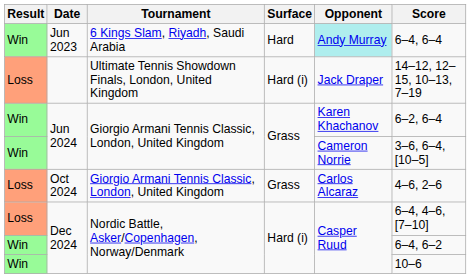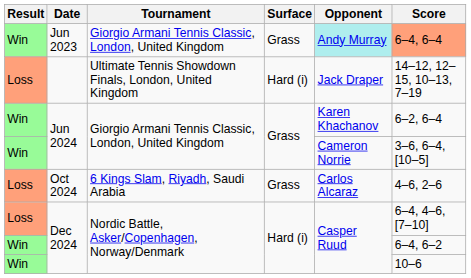(167, 40) 6 Kings Slam, Riyadh, Saudi Arabia -> (172, 40) Giorgio Armani Tennis Classic, London, United Kingdom
(281, 40) Hard -> (284, 40) Grass
(418, 40) no background -> (418, 40) lightsalmon background
(172, 185) Giorgio Armani Tennis Classic, London, United Kingdom -> (167, 185) 6 Kings Slam, Riyadh, Saudi Arabia
